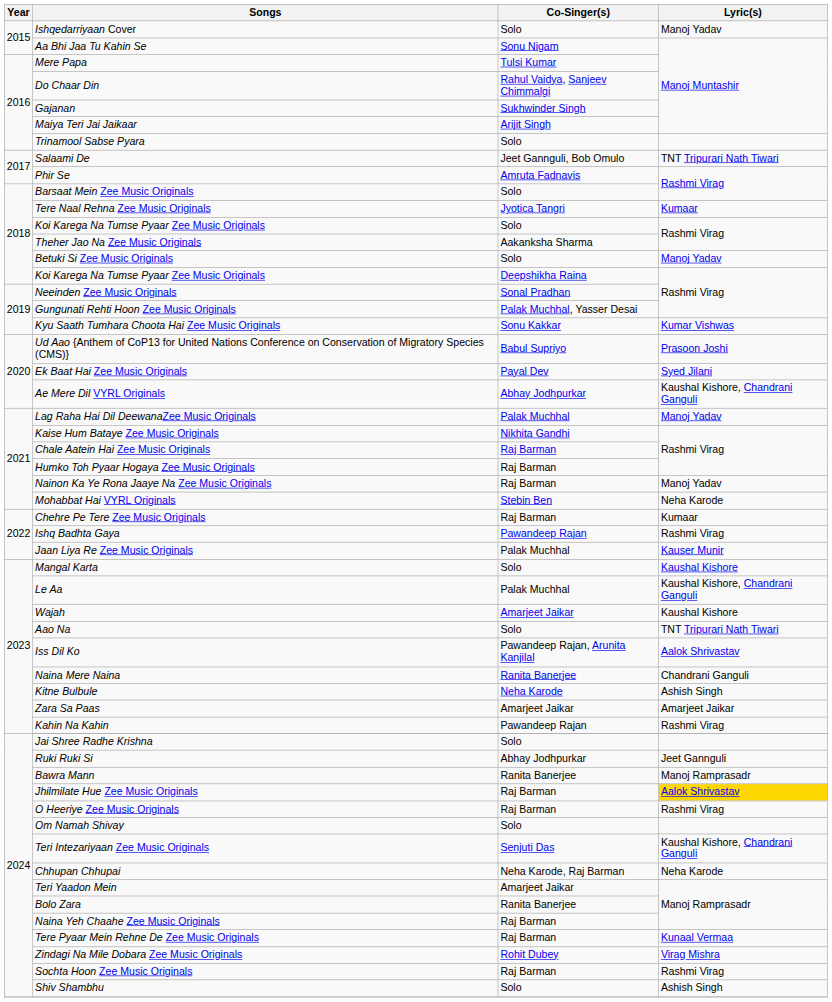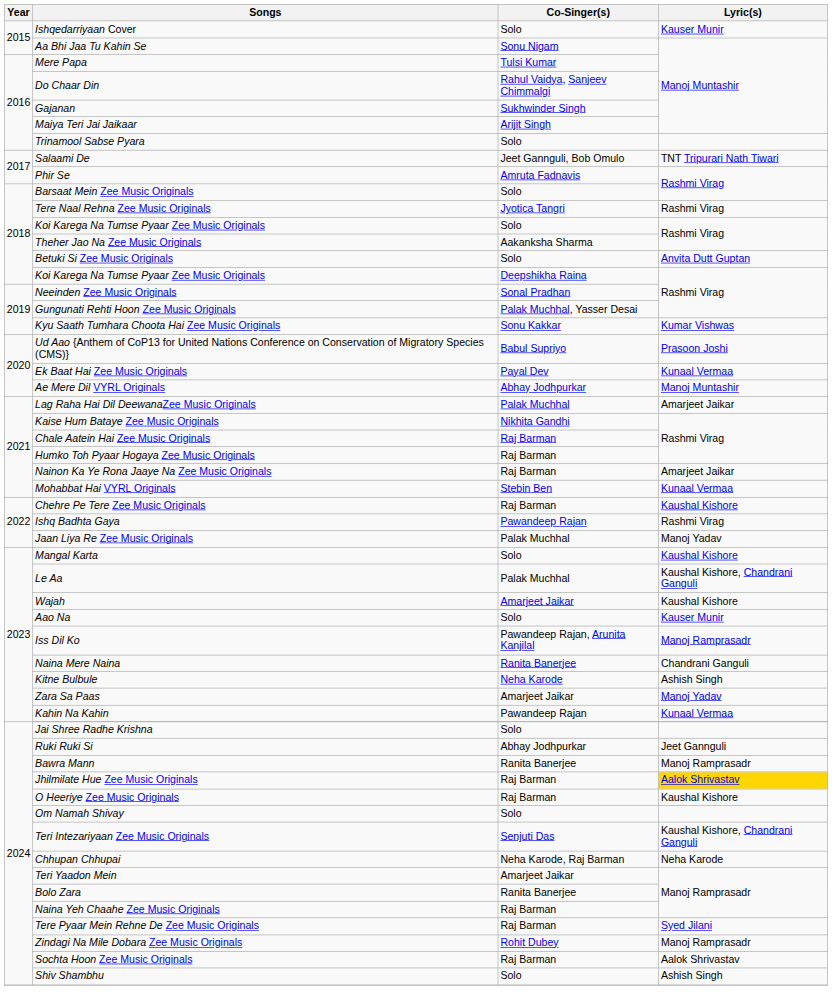(691, 29) Manoj Yadav -> (692, 29) Kauser Munir
(679, 208) Kumaar -> (693, 208) Rashmi Virag
(691, 259) Manoj Yadav -> (706, 259) Anvita Dutt Guptan
(686, 371) Syed Jilani -> (697, 371) Kunaal Vermaa
(727, 394) Kaushal Kishore, Chandrani Ganguli -> (700, 388) Manoj Muntashir
(691, 416) Manoj Yadav -> (698, 405) Amarjeet Jaikar
(691, 483) Manoj Yadav -> (698, 472) Amarjeet Jaikar
(692, 500) Neha Karode -> (697, 488) Kunaal Vermaa
(679, 517) Kumaar -> (699, 505) Kaushal Kishore
(692, 550) Kauser Munir -> (691, 539) Manoj Yadav
(720, 629) TNT Tripurari Nath Tiwari -> (692, 617) Kauser Munir
(700, 652) Aalok Shrivastav -> (706, 640) Manoj Ramprasadr
(698, 708) Amarjeet Jaikar -> (691, 696) Manoj Yadav
(693, 725) Rashmi Virag -> (697, 713) Kunaal Vermaa
(693, 809) Rashmi Virag -> (699, 797) Kaushal Kishore
(697, 938) Kunaal Vermaa -> (686, 926) Syed Jilani
(690, 955) Virag Mishra -> (706, 943) Manoj Ramprasadr
(693, 971) Rashmi Virag -> (700, 959) Aalok Shrivastav
